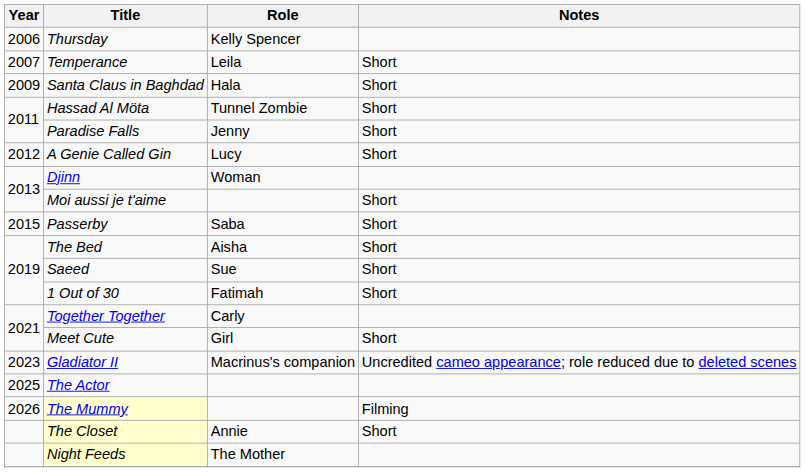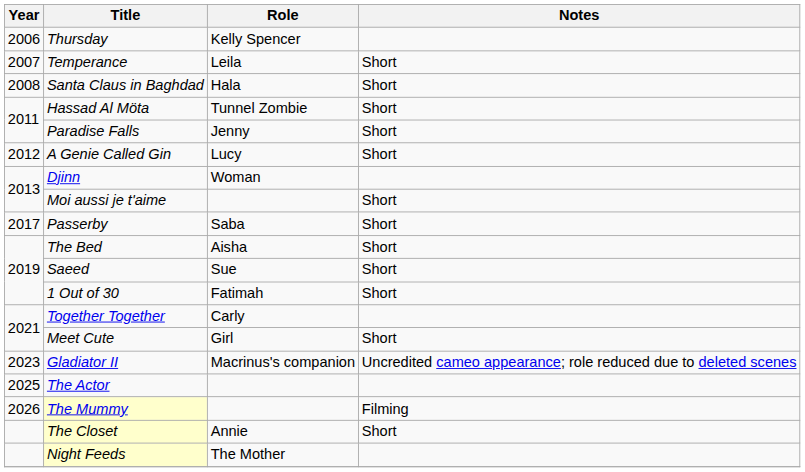(24, 85) 2009 -> (24, 85) 2008
(24, 223) 2015 -> (24, 223) 2017
